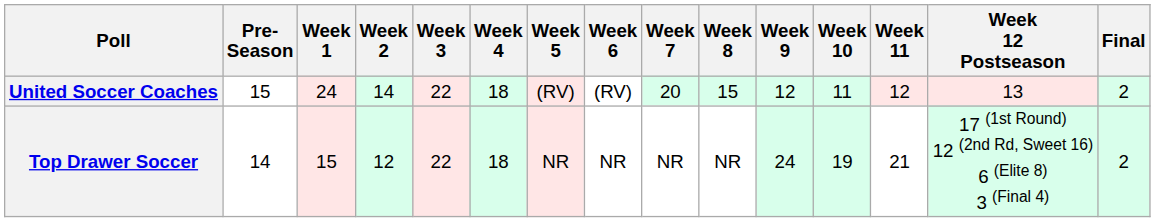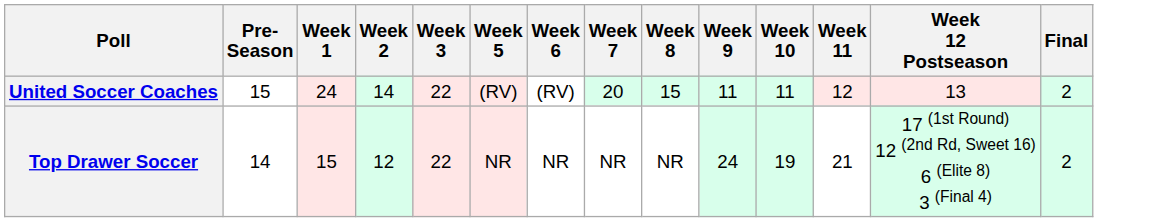- column: (498, 41)
(785, 91) 12 -> (728, 91) 11
